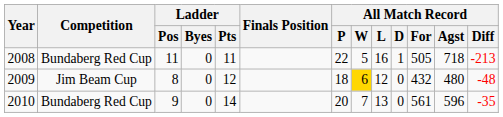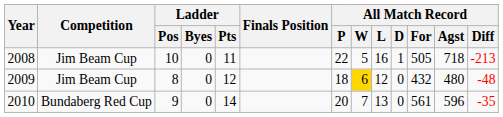(96, 58) Bundaberg Red Cup -> (96, 58) Jim Beam Cup
(172, 58) 11 -> (172, 58) 10
